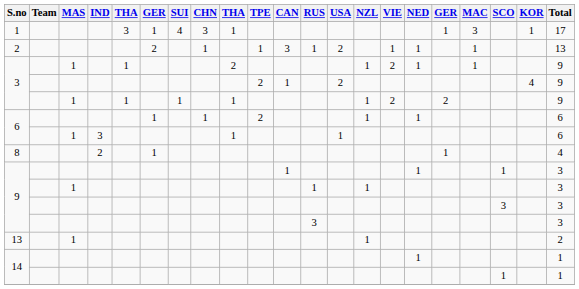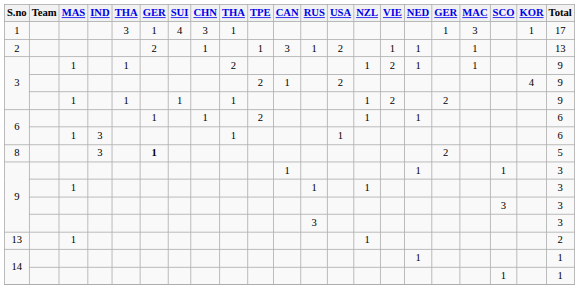(100, 152) 2 -> (100, 152) 3
(154, 152) normal -> (154, 152) bold
(446, 152) 1 -> (446, 152) 2
(560, 152) 4 -> (560, 152) 5
